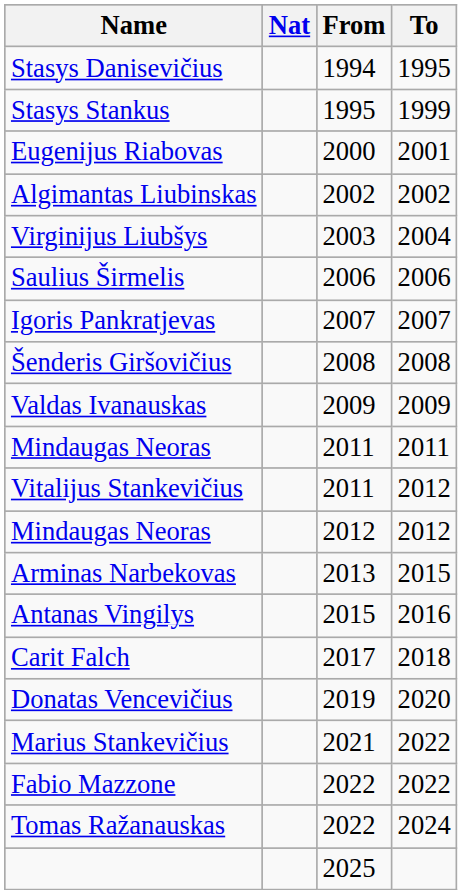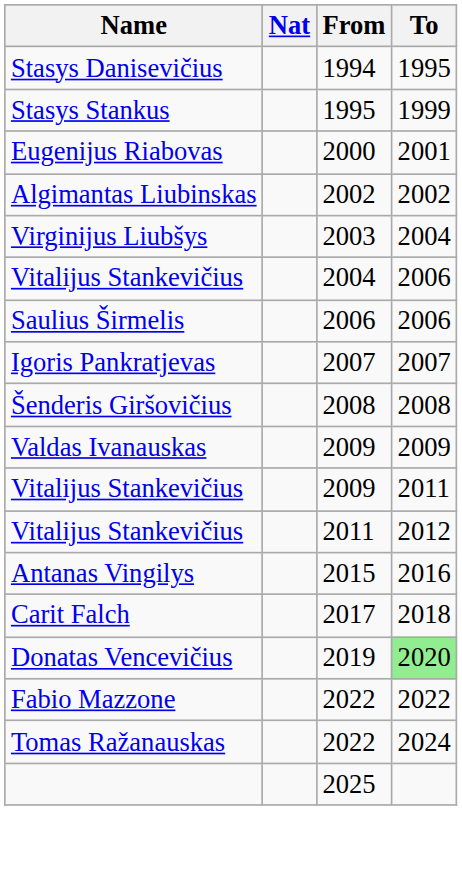+ row: (127, 278)
+ row: (127, 488)
- row: (111, 446)
- row: (111, 531)
- row: (123, 573)
(424, 699) no background -> (424, 657) lightgreen background
- row: (120, 741)
